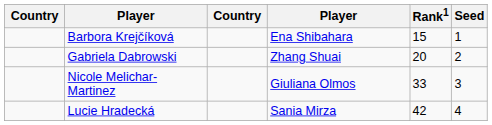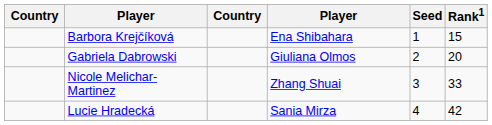columns swapped: (431, 16) <-> (469, 16)
(306, 57) Zhang Shuai -> (313, 57) Giuliana Olmos
(313, 84) Giuliana Olmos -> (306, 84) Zhang Shuai
